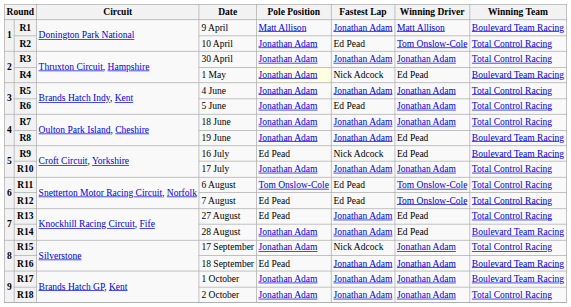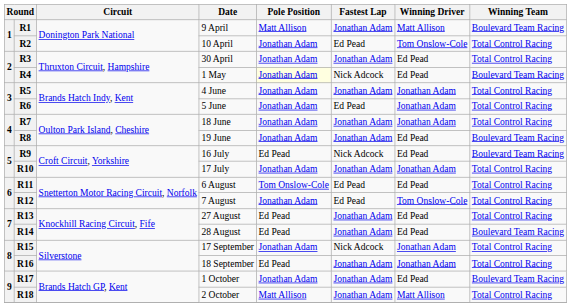(426, 59) Jonathan Adam -> (413, 59) Ed Pead
(432, 184) Tom Onslow-Cole -> (413, 184) Ed Pead
(274, 200) Ed Pead -> (288, 200) Jonathan Adam
(288, 231) Jonathan Adam -> (274, 231) Ed Pead
(518, 263) Boulevard Team Racing -> (512, 263) Total Control Racing
(426, 278) Jonathan Adam -> (413, 278) Ed Pead
(288, 294) Jonathan Adam -> (282, 294) Matt Allison
(426, 294) Jonathan Adam -> (421, 294) Matt Allison
